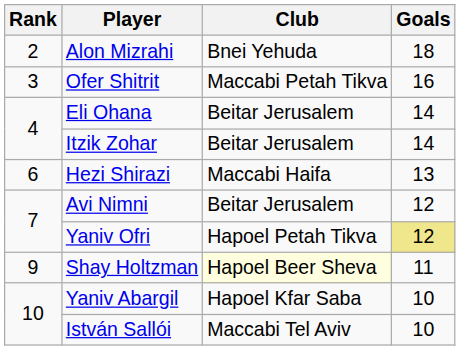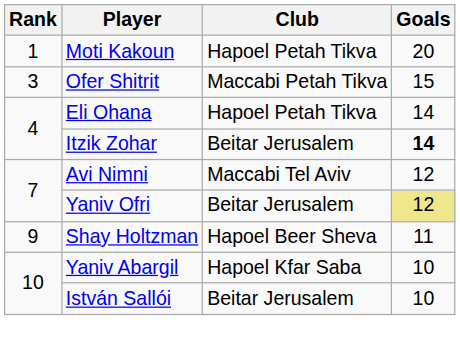+ row: (120, 50)
- row: (120, 50)
(423, 81) 16 -> (423, 81) 15
(280, 112) Beitar Jerusalem -> (292, 112) Hapoel Petah Tikva
(423, 143) normal -> (423, 143) bold
- row: (118, 174)
(280, 205) Beitar Jerusalem -> (279, 174) Maccabi Tel Aviv
(292, 236) Hapoel Petah Tikva -> (280, 205) Beitar Jerusalem
(292, 267) lightyellow background -> (292, 236) no background
(279, 329) Maccabi Tel Aviv -> (280, 298) Beitar Jerusalem
